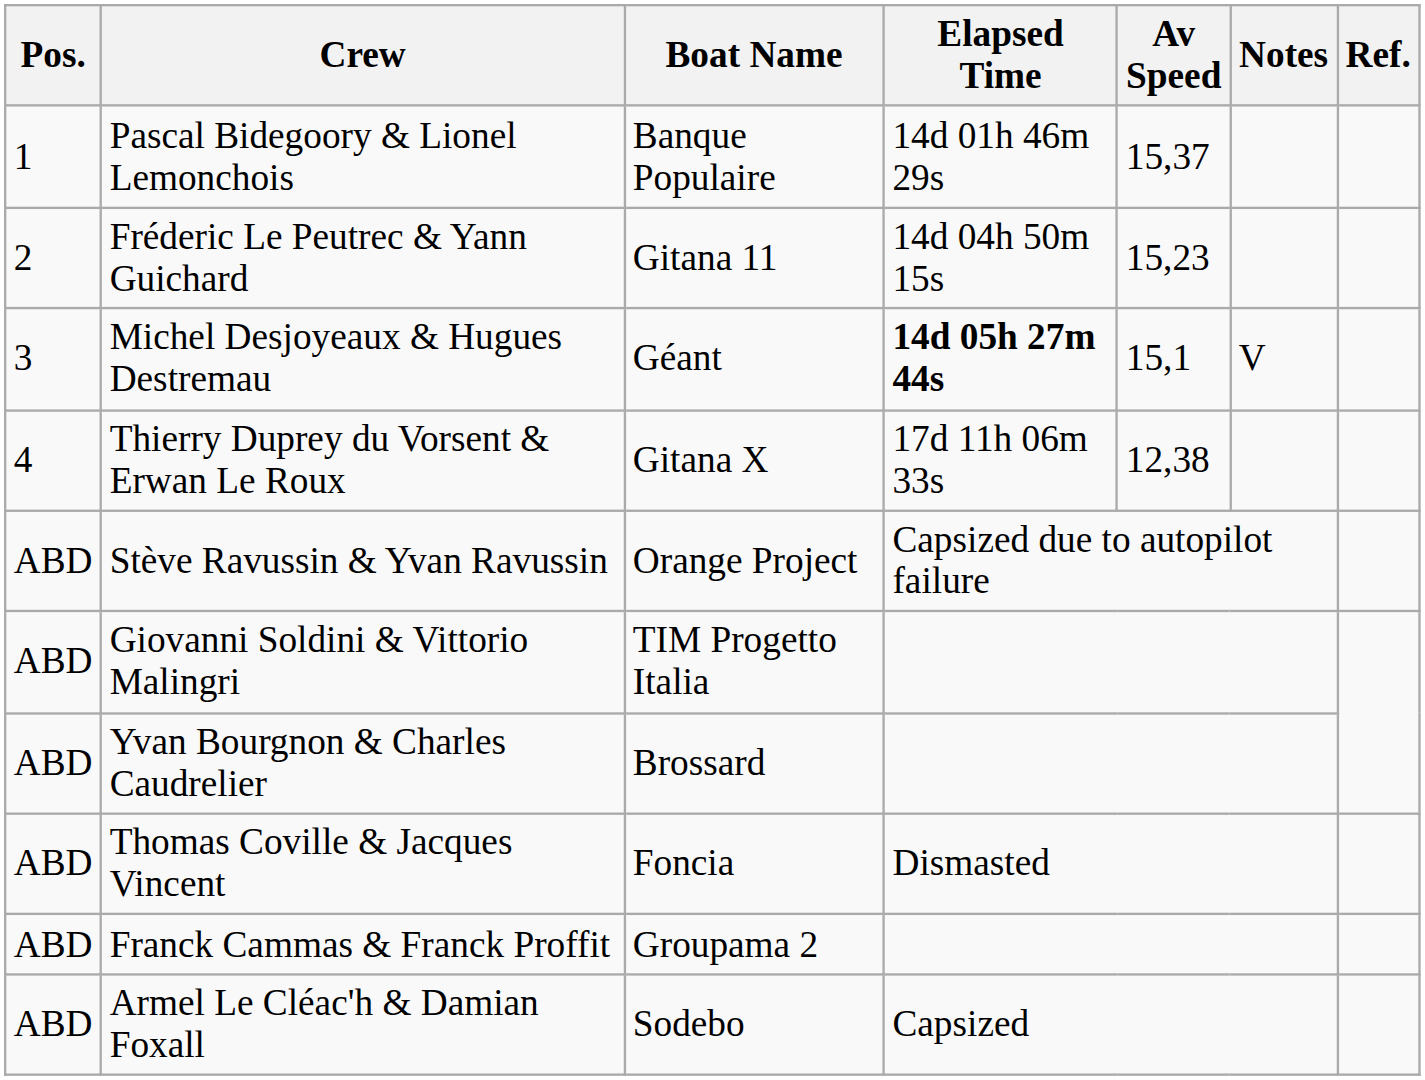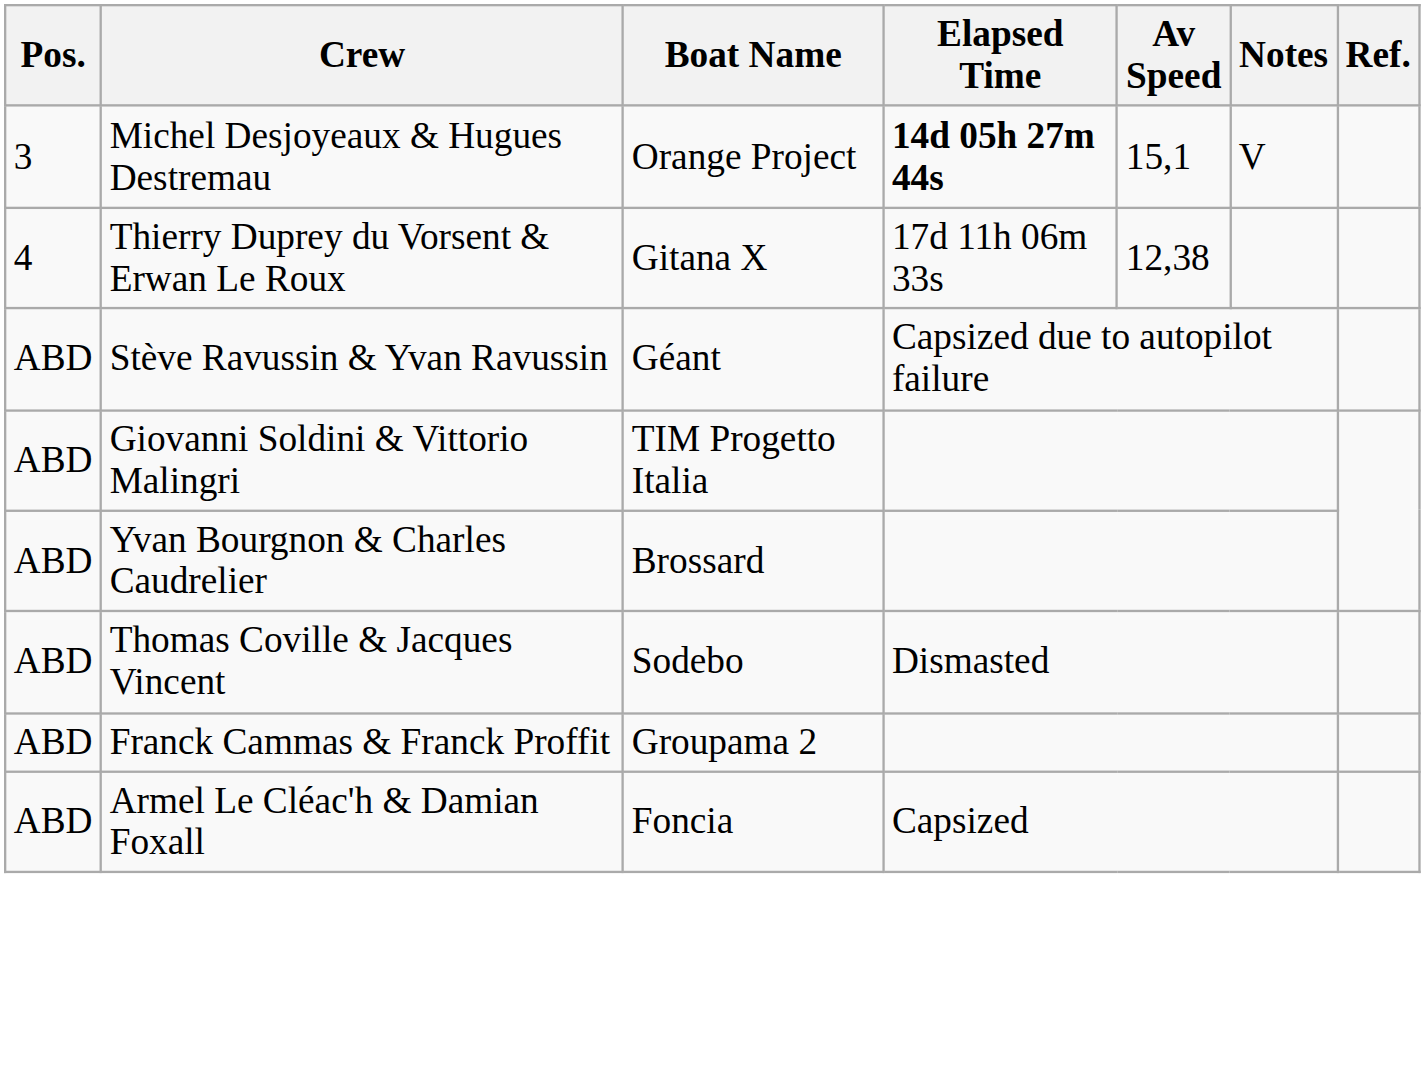- row: (313, 156)
- row: (318, 257)
(677, 358) Géant -> (744, 156) Orange Project
(745, 560) Orange Project -> (676, 358) Géant
(684, 863) Foncia -> (688, 661) Sodebo
(689, 1023) Sodebo -> (682, 821) Foncia
